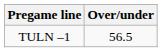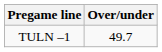(121, 36) 56.5 -> (121, 36) 49.7
